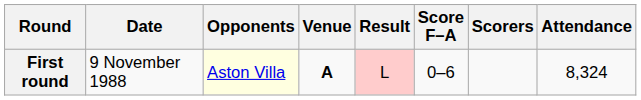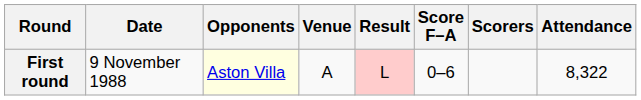(327, 72) bold -> (327, 72) normal
(587, 72) 8,324 -> (587, 72) 8,322
